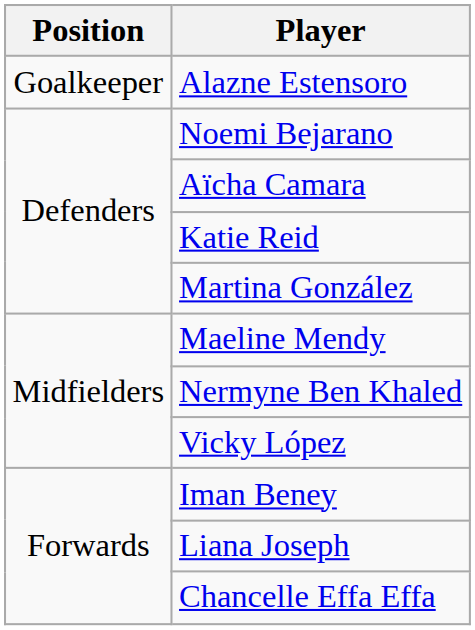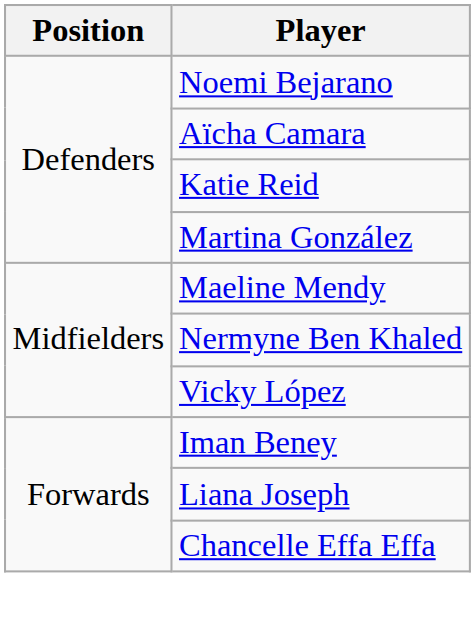- row: (293, 81)
